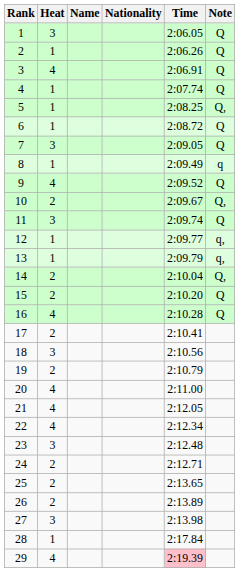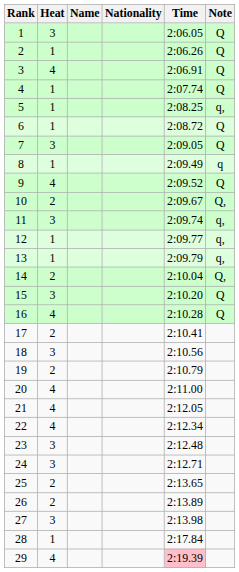(220, 107) Q, -> (220, 107) q,
(220, 220) Q -> (220, 220) q,
(52, 295) 2 -> (52, 295) 3
(52, 464) 2 -> (52, 464) 3
